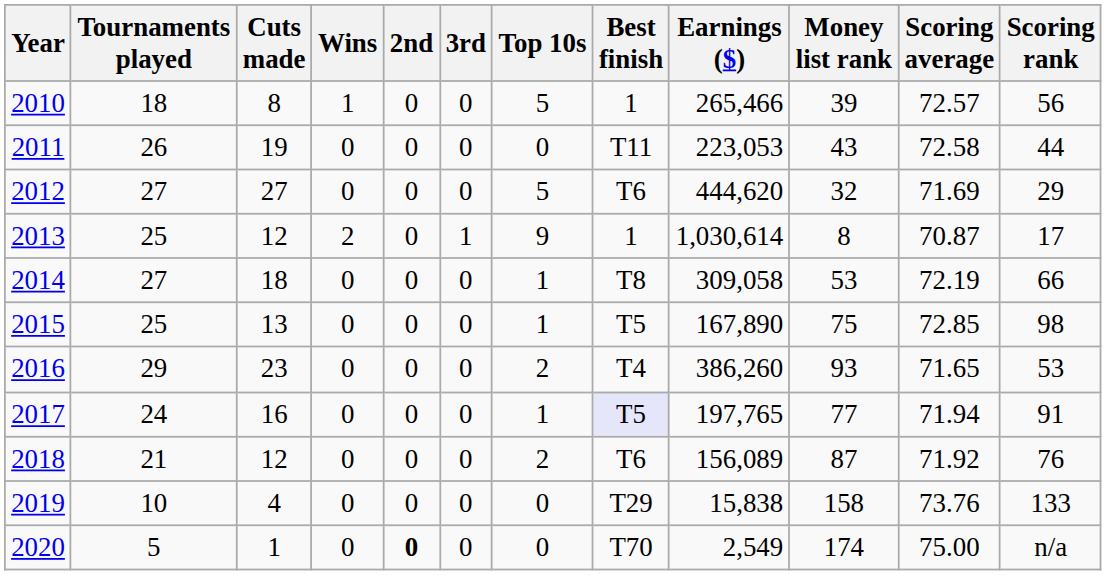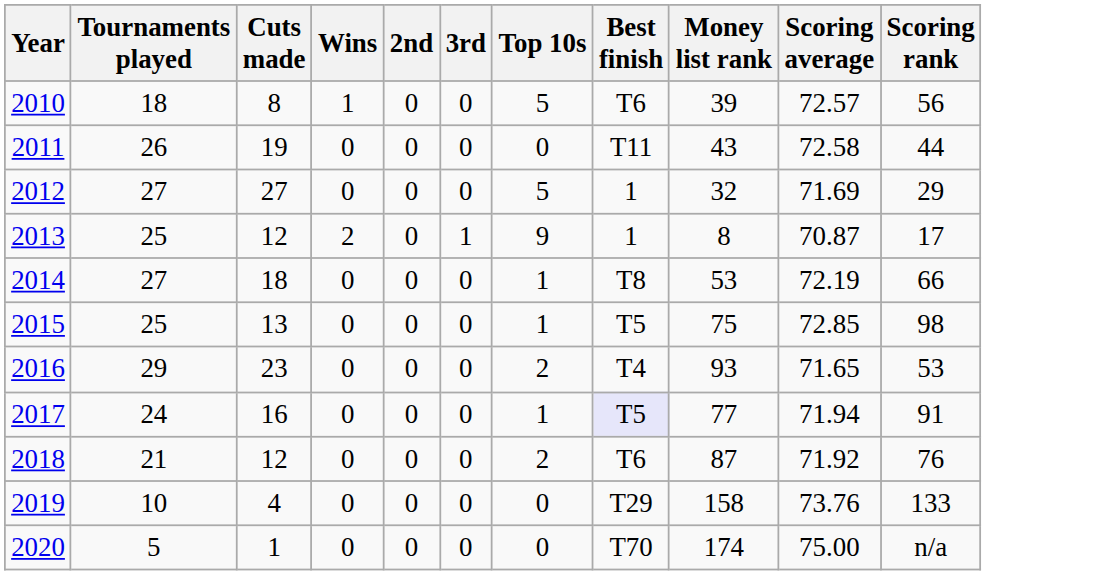- column: (729, 42)
(631, 103) 1 -> (631, 103) T6
(631, 191) T6 -> (631, 191) 1
(411, 546) bold -> (411, 546) normal
